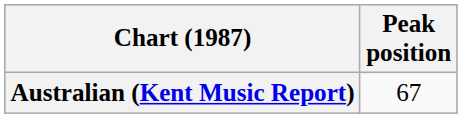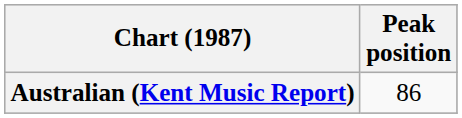(409, 92) 67 -> (409, 92) 86
